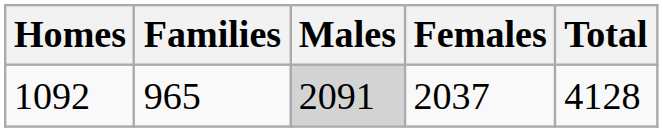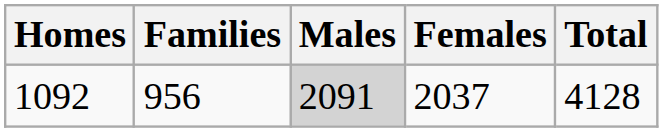(172, 95) 965 -> (172, 95) 956
